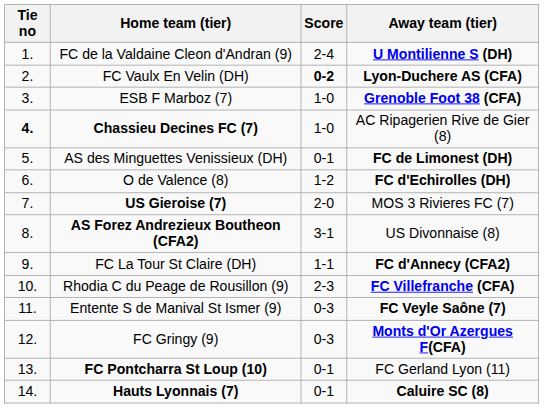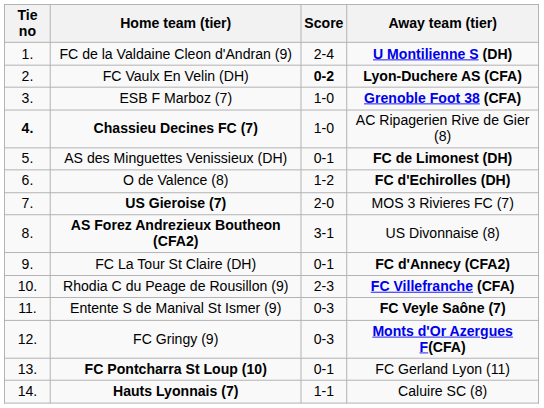(324, 264) 1-1 -> (324, 264) 0-1
(324, 391) 0-1 -> (324, 391) 1-1
(443, 391) bold -> (443, 391) normal
